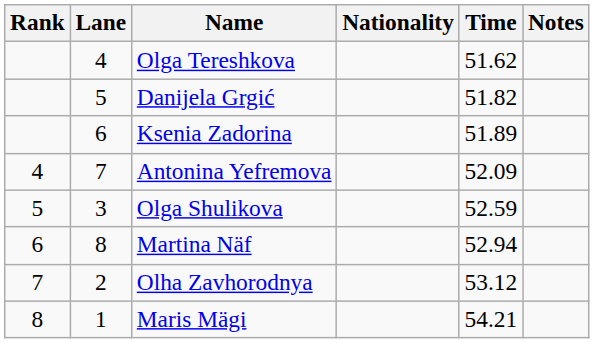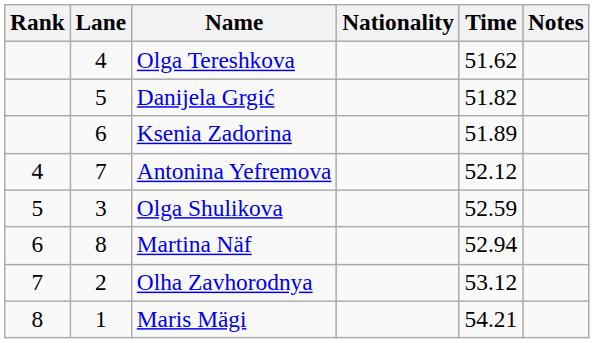(491, 171) 52.09 -> (491, 171) 52.12
